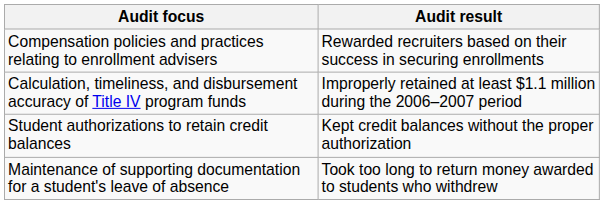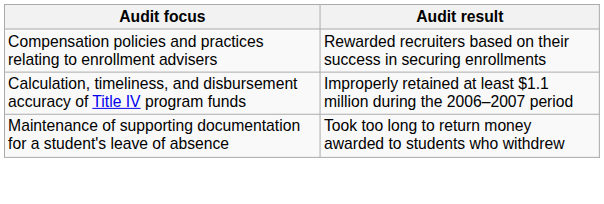- row: (138, 135)
